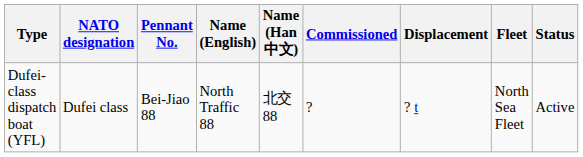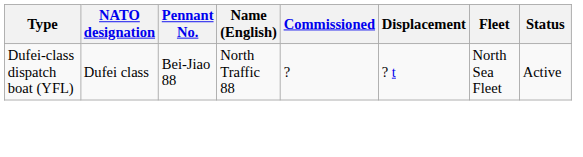- column: (281, 32)
